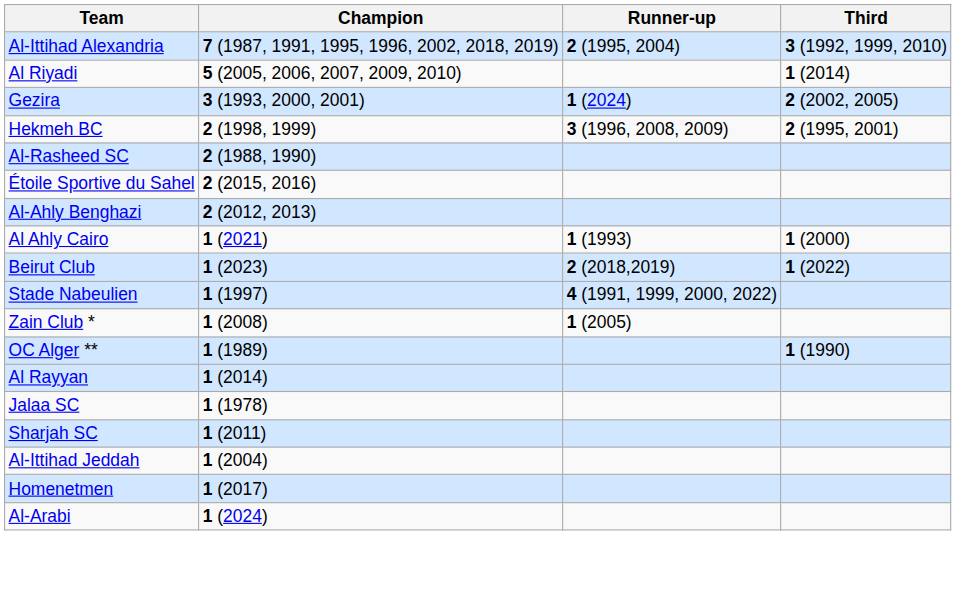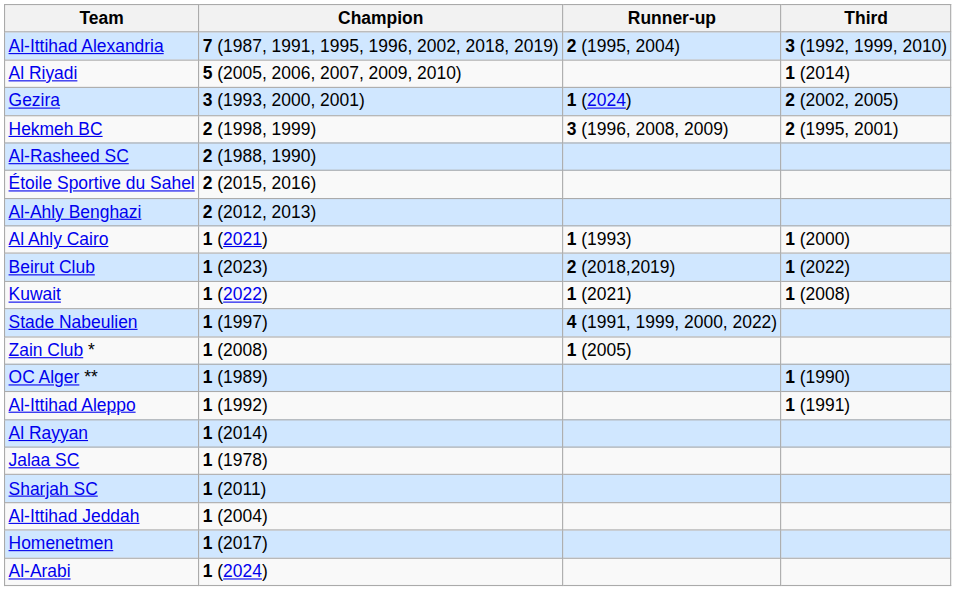+ row: (35, 294)
+ row: (72, 405)
